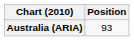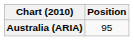(107, 28) 93 -> (107, 28) 95
